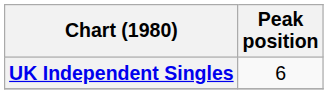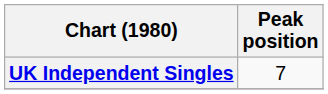(281, 72) 6 -> (281, 72) 7
